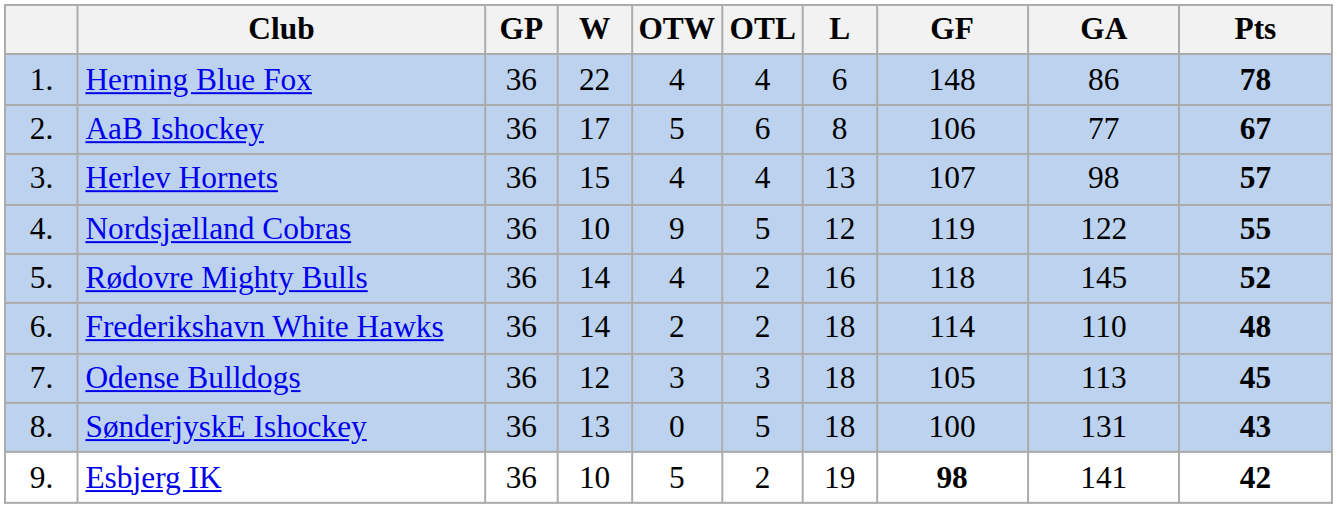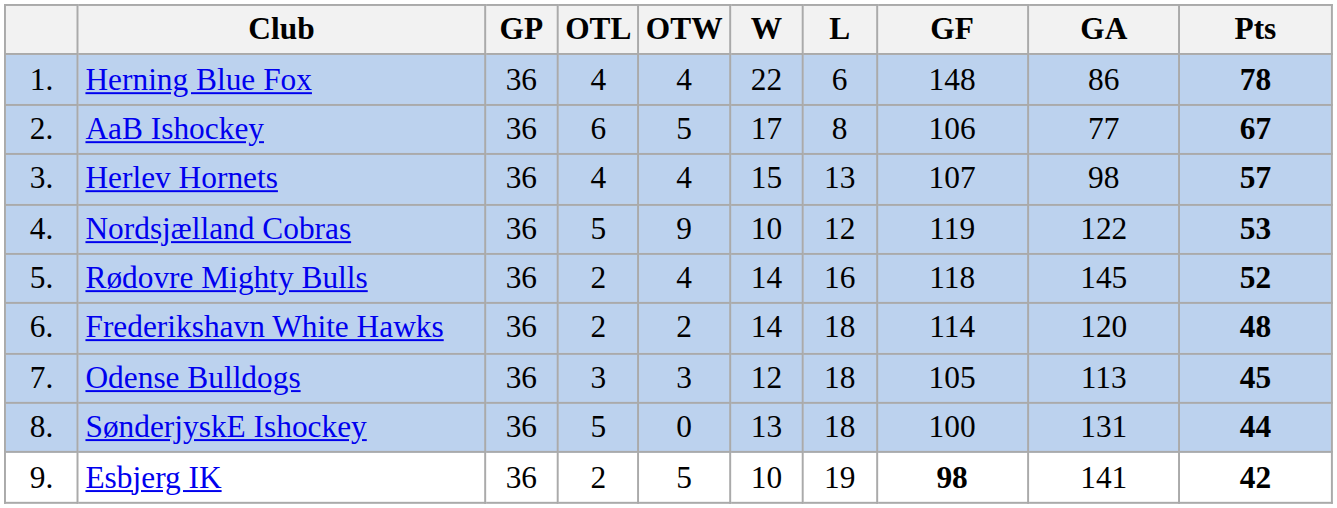columns swapped: (595, 29) <-> (763, 29)
(1255, 228) 55 -> (1255, 228) 53
(1104, 327) 110 -> (1104, 327) 120
(1255, 427) 43 -> (1255, 427) 44
